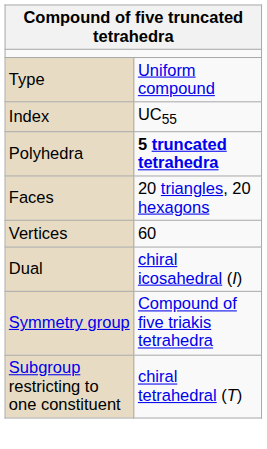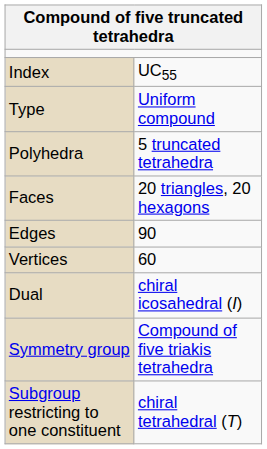rows swapped: (27, 79) <-> (29, 116)
(182, 153) bold -> (179, 153) normal
+ row: (32, 233)
